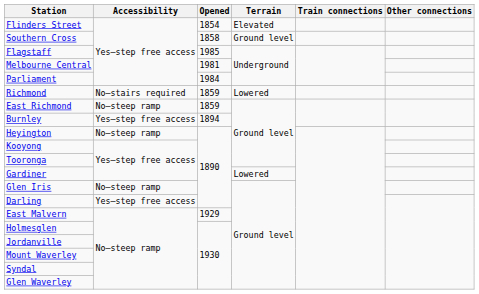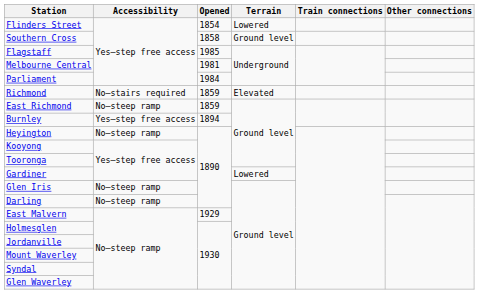(254, 25) Elevated -> (251, 25) Lowered
(251, 92) Lowered -> (254, 92) Elevated
(146, 201) Yes—step free access -> (128, 201) No—steep ramp
